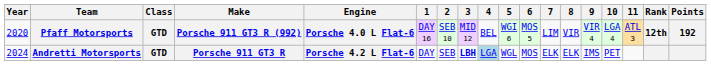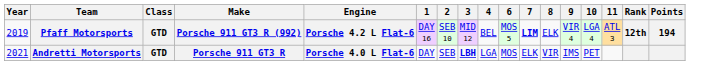- column: (509, 12)
(17, 32) 2020 -> (17, 32) 2019
(360, 32) Porsche 4.0 L Flat-6 -> (360, 32) Porsche 4.2 L Flat-6
(550, 32) normal -> (530, 32) bold
(571, 32) VIR -> (550, 32) ELK
(688, 32) 192 -> (667, 32) 194
(17, 53) 2024 -> (17, 53) 2021
(360, 53) Porsche 4.2 L Flat-6 -> (360, 53) Porsche 4.0 L Flat-6
(488, 53) lightblue background -> (488, 53) no background
(571, 53) ELK -> (550, 53) VIR
